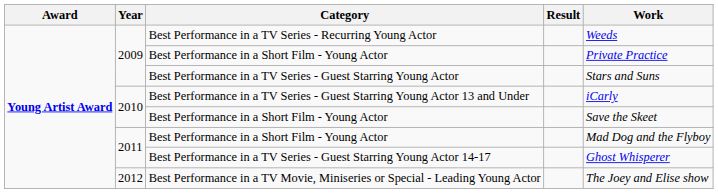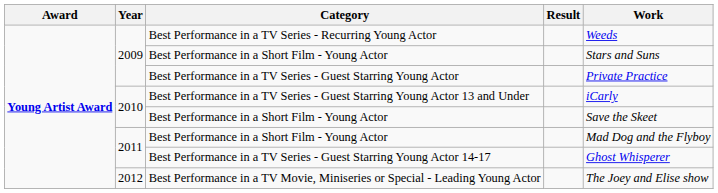(627, 55) Private Practice -> (623, 55) Stars and Suns
(623, 76) Stars and Suns -> (627, 76) Private Practice
